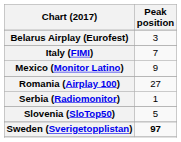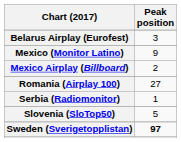- row: (69, 53)
+ row: (69, 68)
